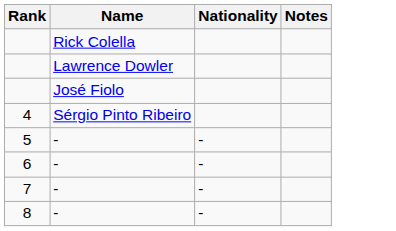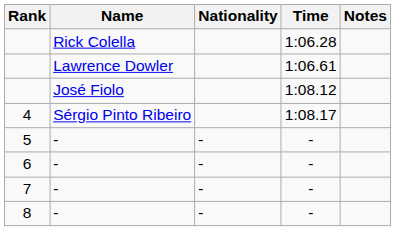+ column: (311, 16)
